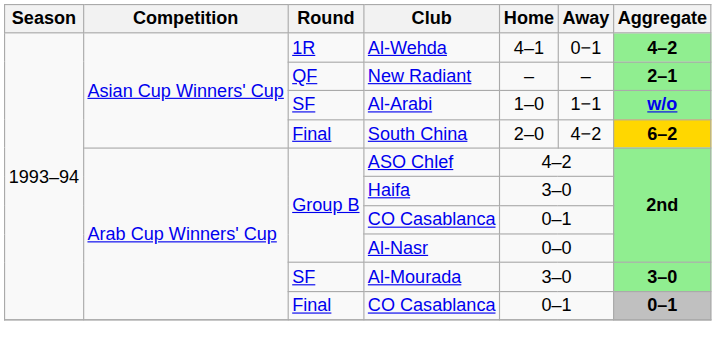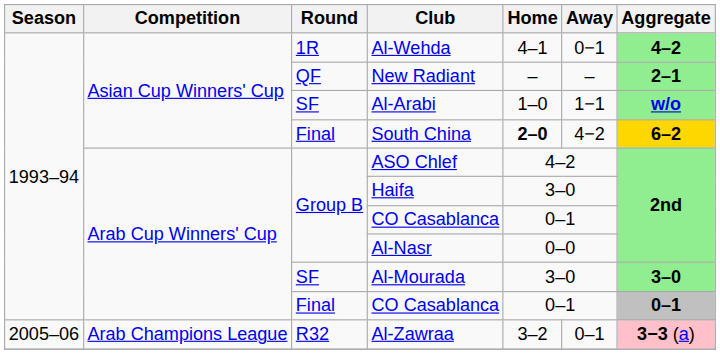(529, 133) normal -> (533, 133) bold
+ row: (312, 334)
